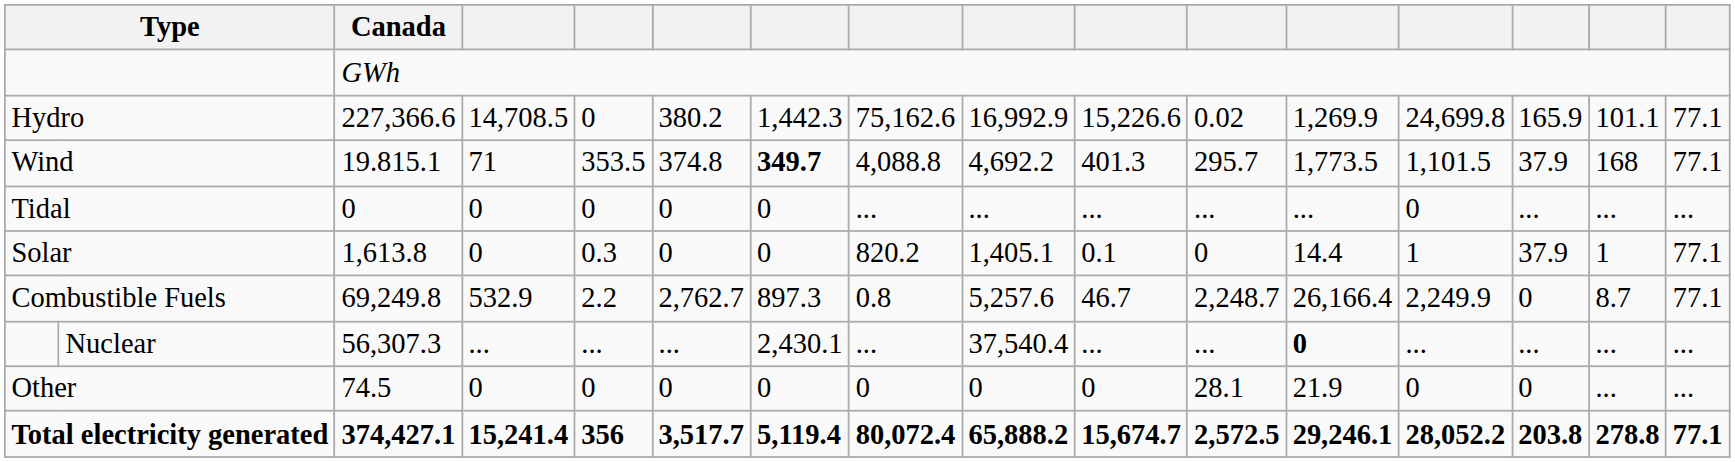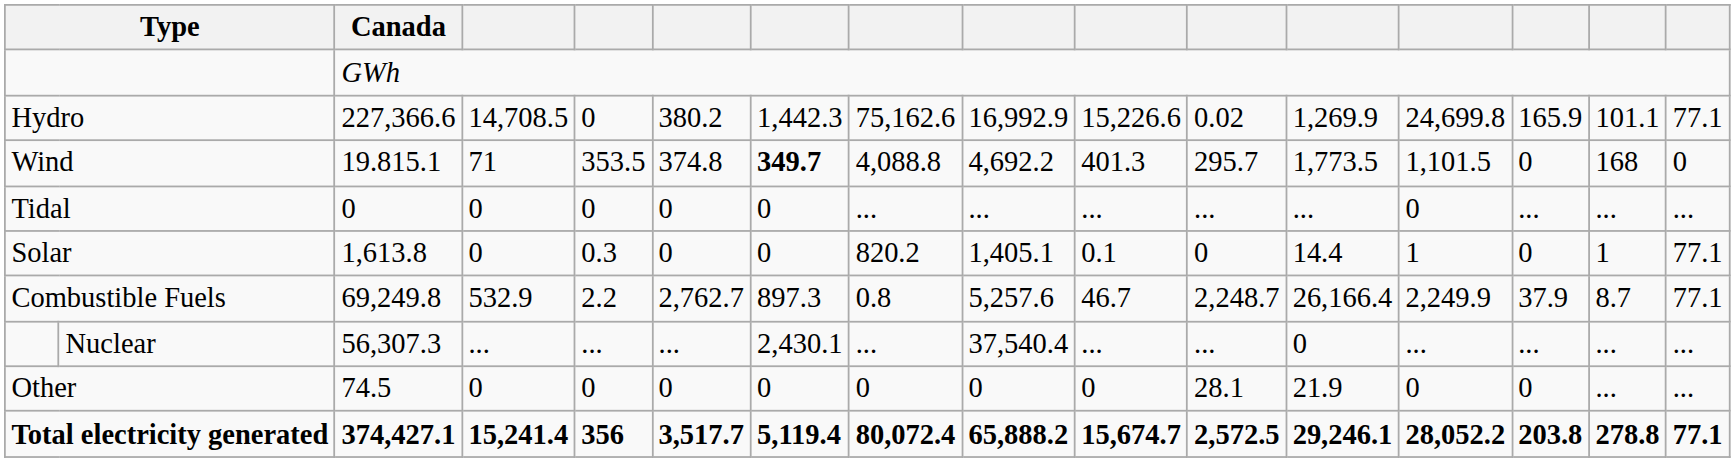(1543, 162) 37.9 -> (1525, 162) 0
(1698, 162) 77.1 -> (1680, 162) 0
(1543, 252) 37.9 -> (1525, 252) 0
(1525, 298) 0 -> (1543, 298) 37.9
(1300, 343) bold -> (1300, 343) normal
